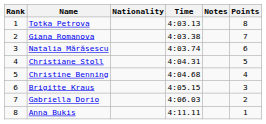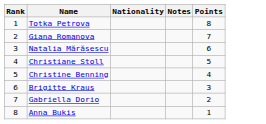- column: (184, 11)
